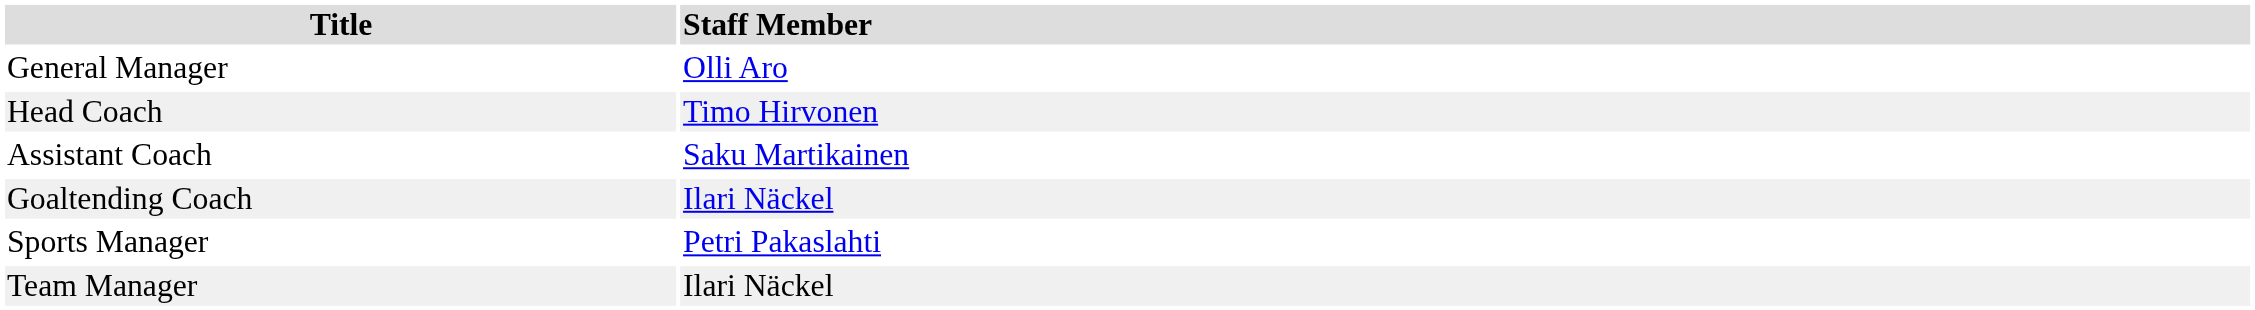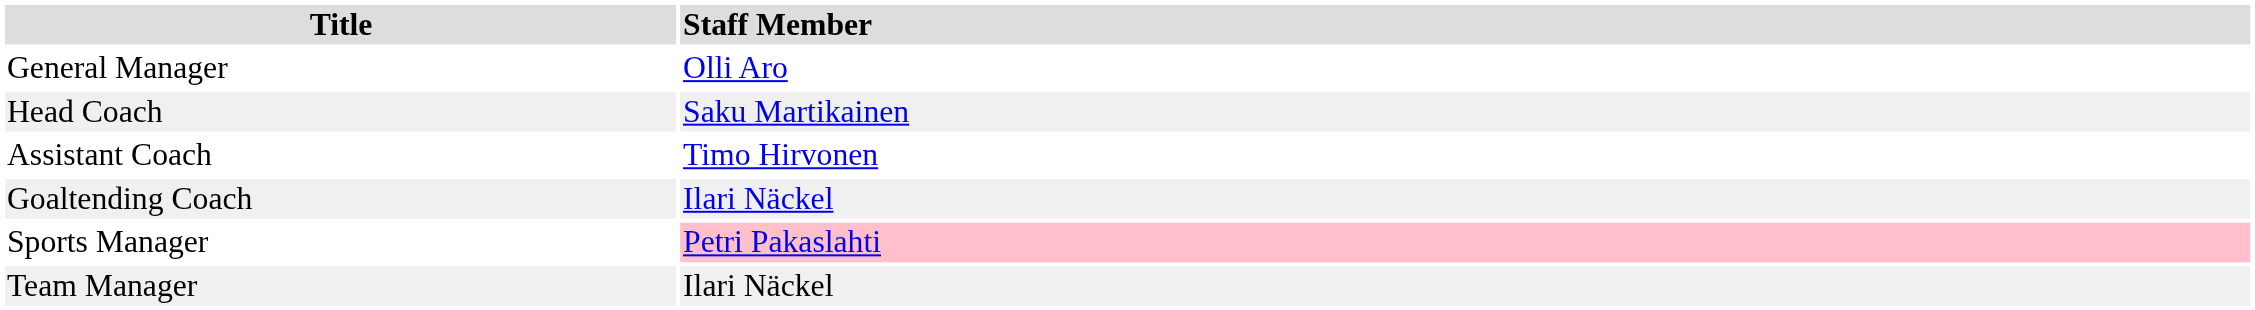(781, 111) Timo Hirvonen -> (796, 111) Saku Martikainen
(796, 154) Saku Martikainen -> (781, 154) Timo Hirvonen
(782, 241) no background -> (782, 241) pink background
